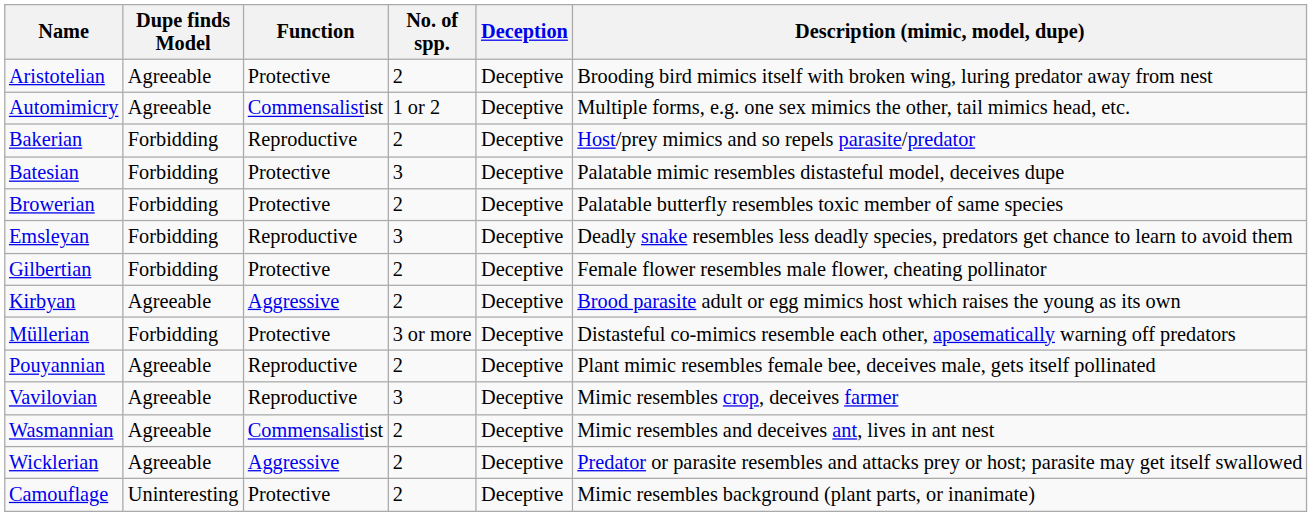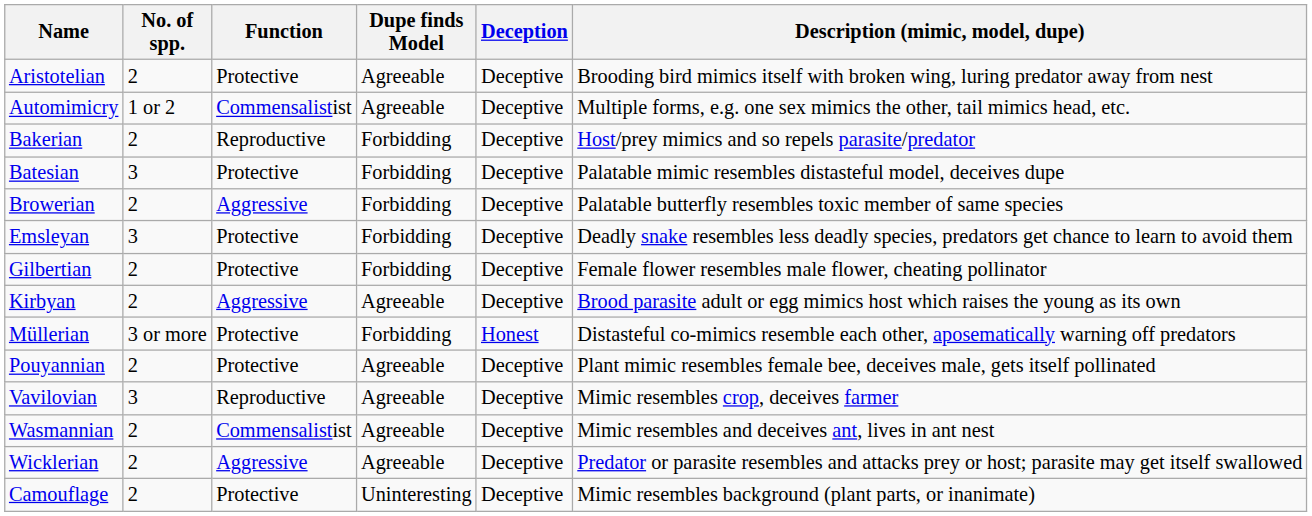columns swapped: (432, 32) <-> (183, 32)
(289, 204) Protective -> (262, 204) Aggressive
(303, 236) Reproductive -> (257, 236) Protective
(522, 333) Deceptive -> (510, 333) Honest
(303, 365) Reproductive -> (257, 365) Protective
